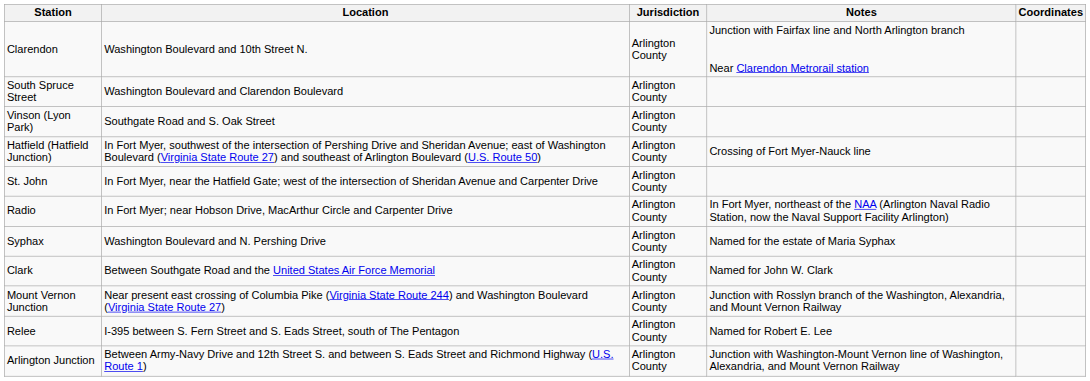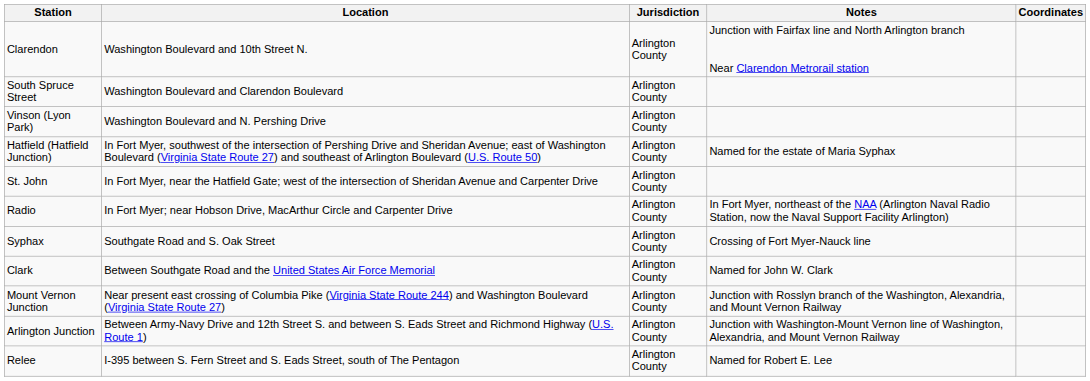(190, 121) Southgate Road and S. Oak Street -> (215, 121) Washington Boulevard and N. Pershing Drive
(790, 151) Crossing of Fort Myer-Nauck line -> (802, 151) Named for the estate of Maria Syphax
(215, 241) Washington Boulevard and N. Pershing Drive -> (190, 241) Southgate Road and S. Oak Street
(802, 241) Named for the estate of Maria Syphax -> (790, 241) Crossing of Fort Myer-Nauck line
rows swapped: (21, 331) <-> (51, 361)
